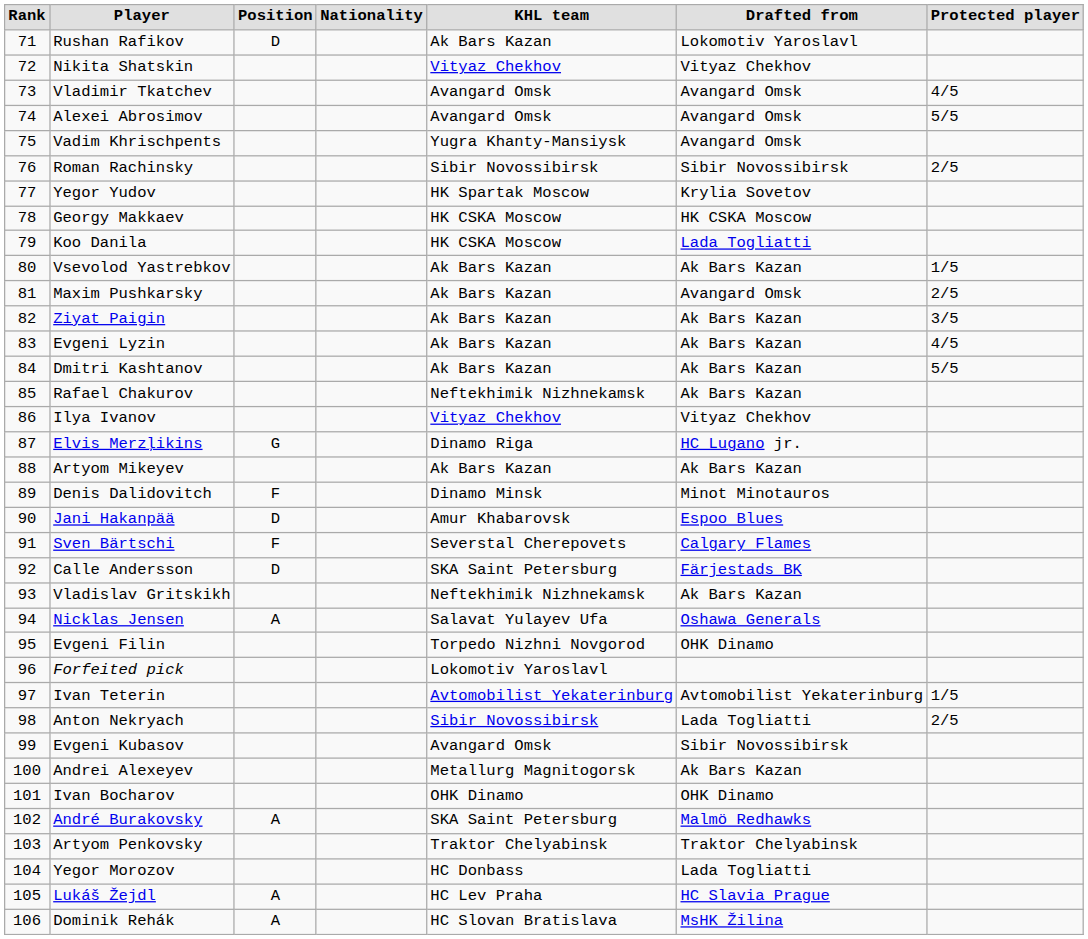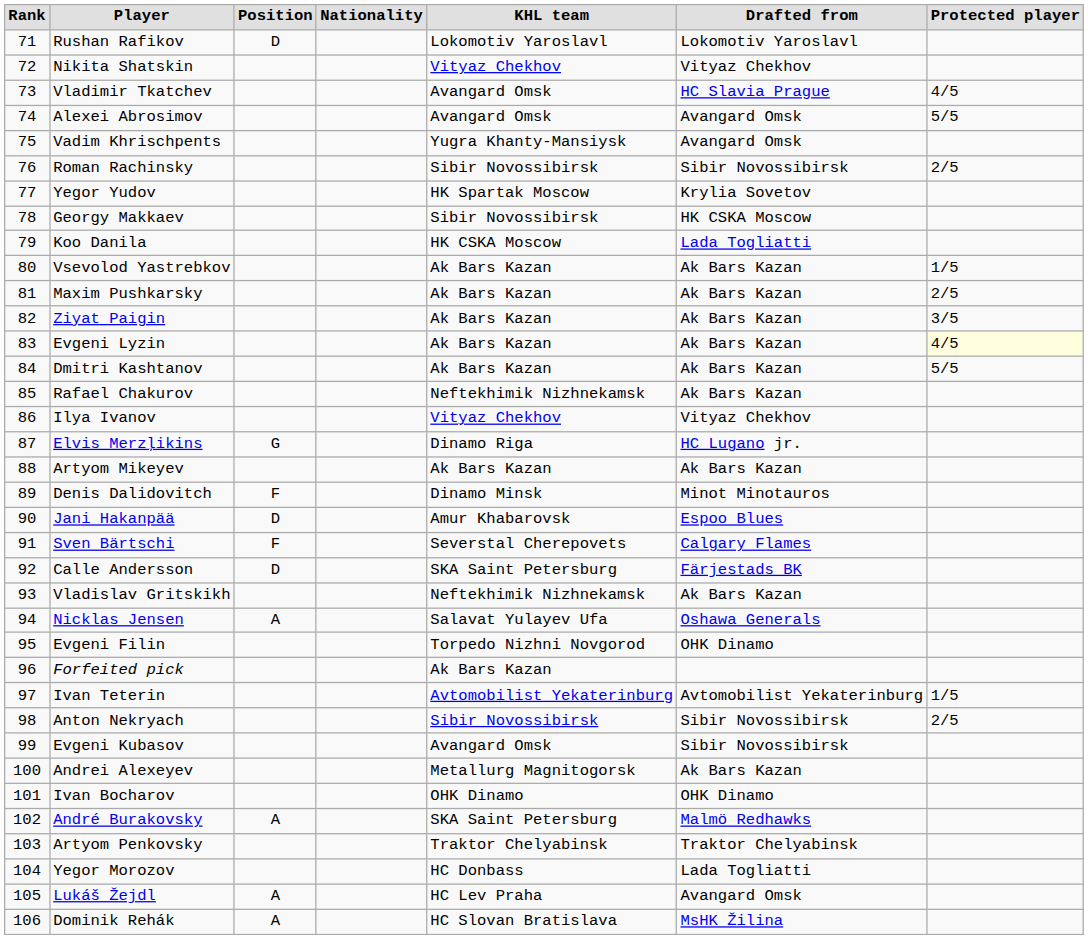(491, 43) Ak Bars Kazan -> (519, 43) Lokomotiv Yaroslavl
(741, 93) Avangard Omsk -> (755, 93) HC Slavia Prague
(496, 219) HK CSKA Moscow -> (514, 219) Sibir Novossibirsk
(741, 294) Avangard Omsk -> (741, 294) Ak Bars Kazan
(945, 344) no background -> (945, 344) lightyellow background
(519, 671) Lokomotiv Yaroslavl -> (491, 671) Ak Bars Kazan
(746, 721) Lada Togliatti -> (765, 721) Sibir Novossibirsk
(755, 897) HC Slavia Prague -> (741, 897) Avangard Omsk
